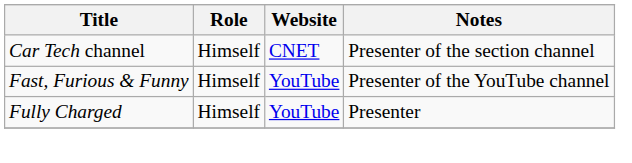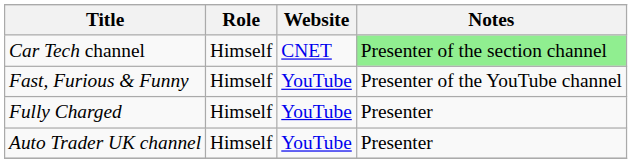(471, 50) no background -> (484, 50) lightgreen background
+ row: (105, 142)
